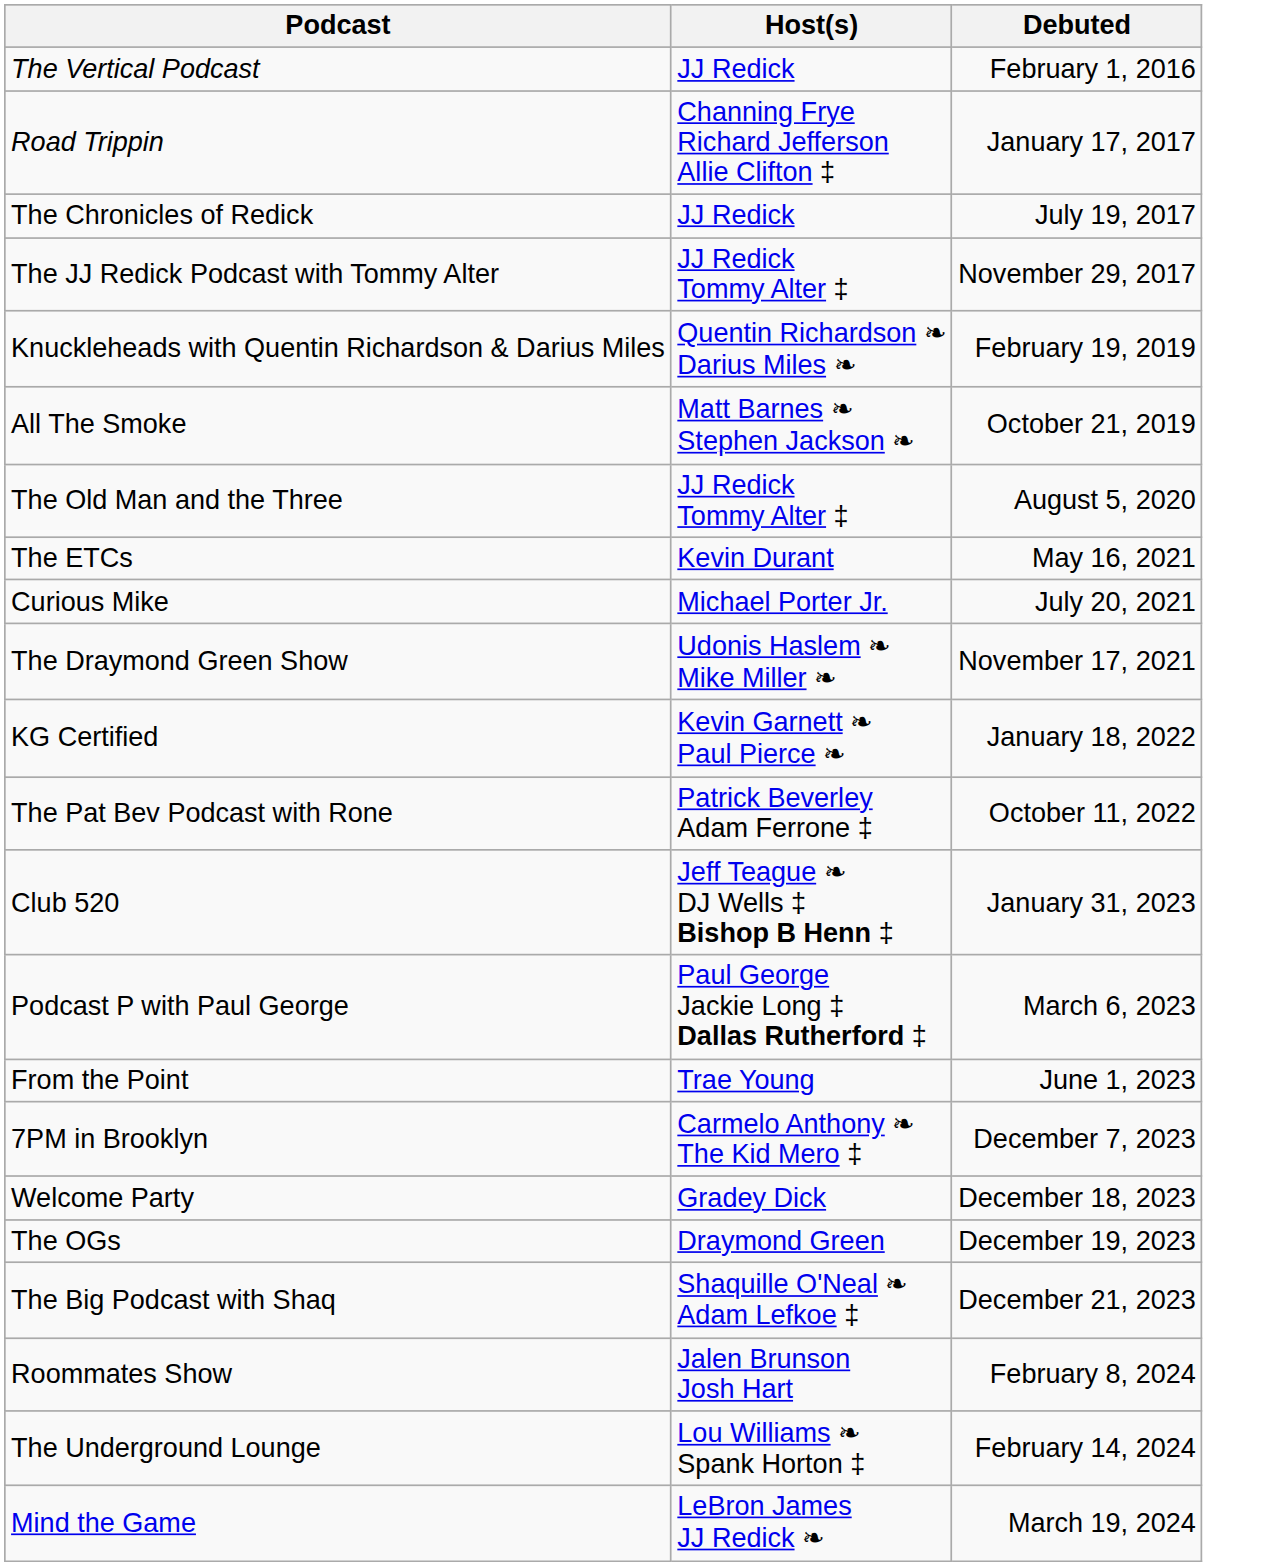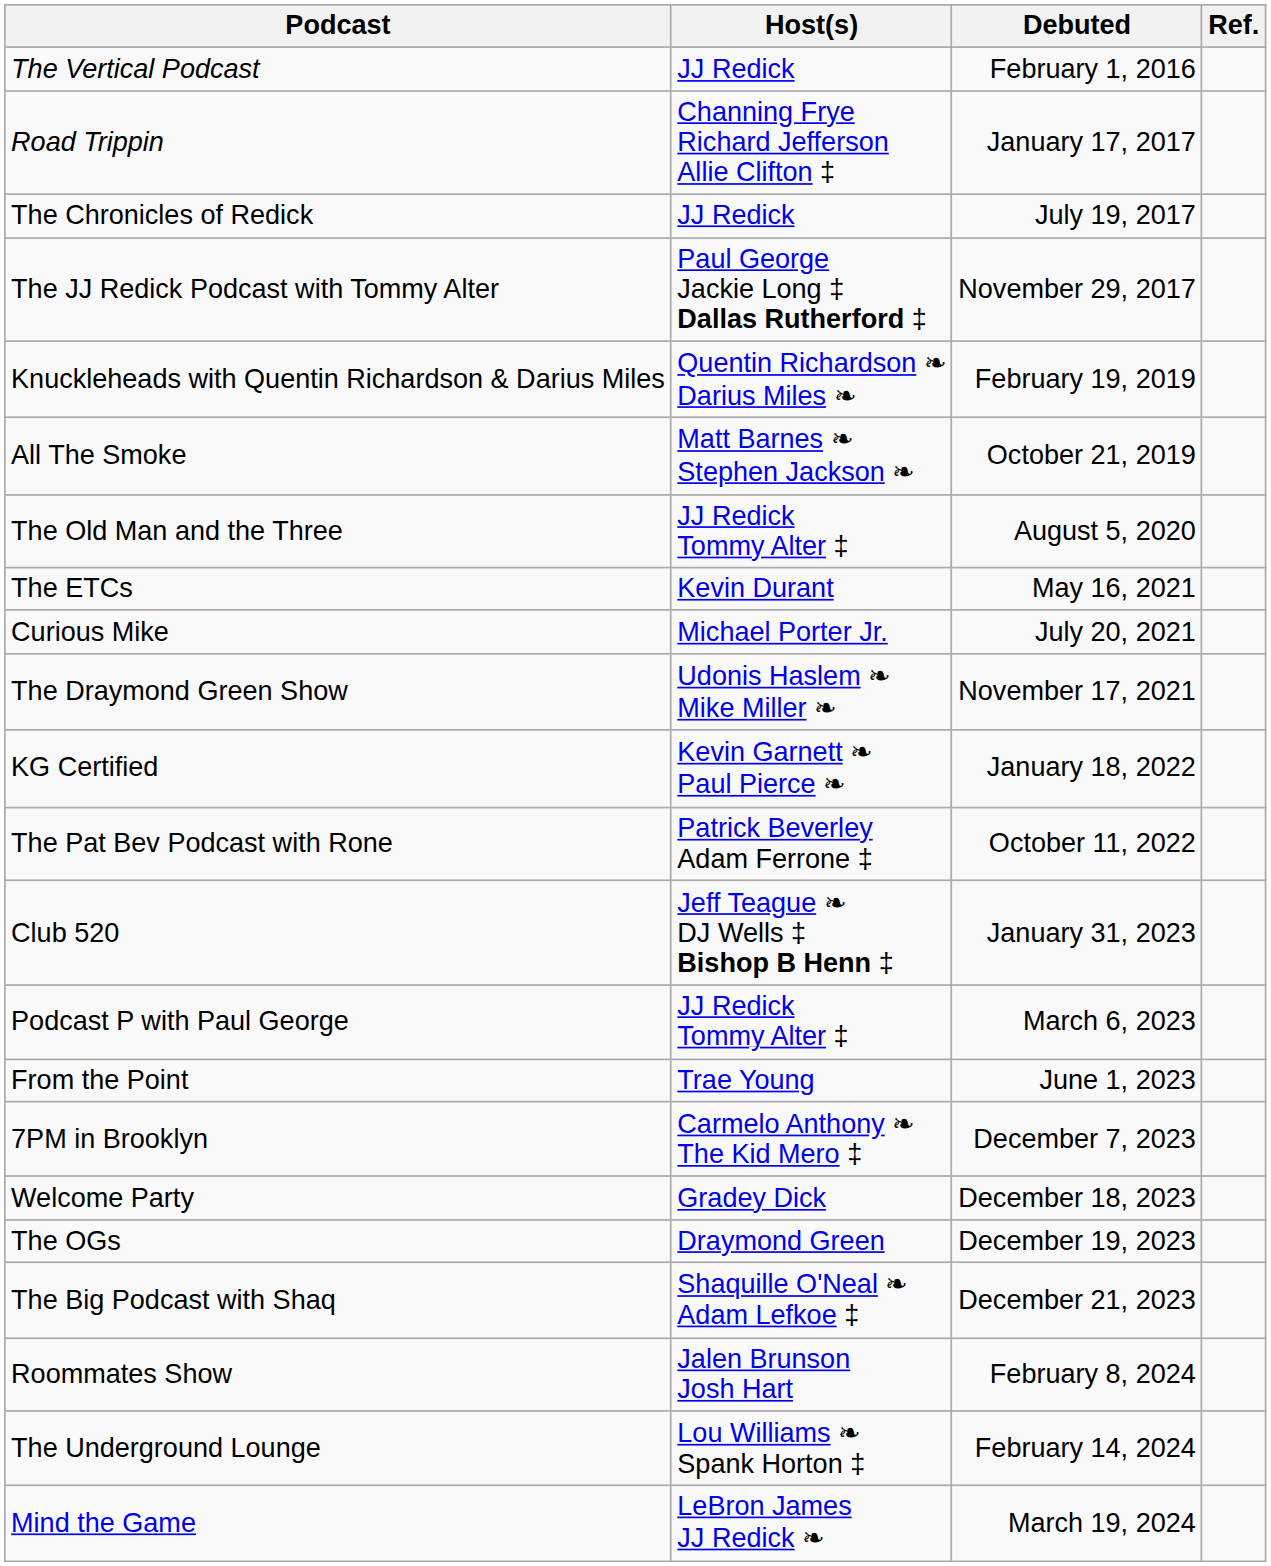+ column: (1234, 25)
(763, 273) JJ Redick Tommy Alter ‡ -> (802, 288) Paul George Jackie Long ‡ Dallas Rutherford ‡
(802, 1006) Paul George Jackie Long ‡ Dallas Rutherford ‡ -> (763, 1021) JJ Redick Tommy Alter ‡
